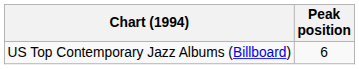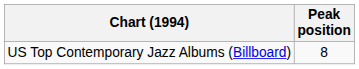(324, 52) 6 -> (324, 52) 8
